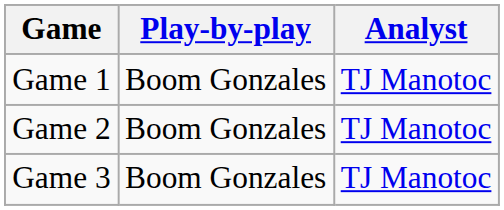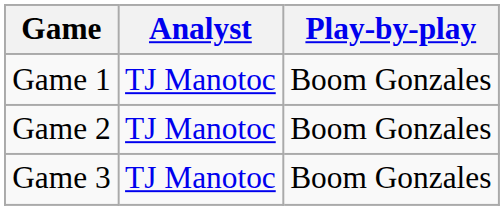columns swapped: (226, 29) <-> (416, 29)
